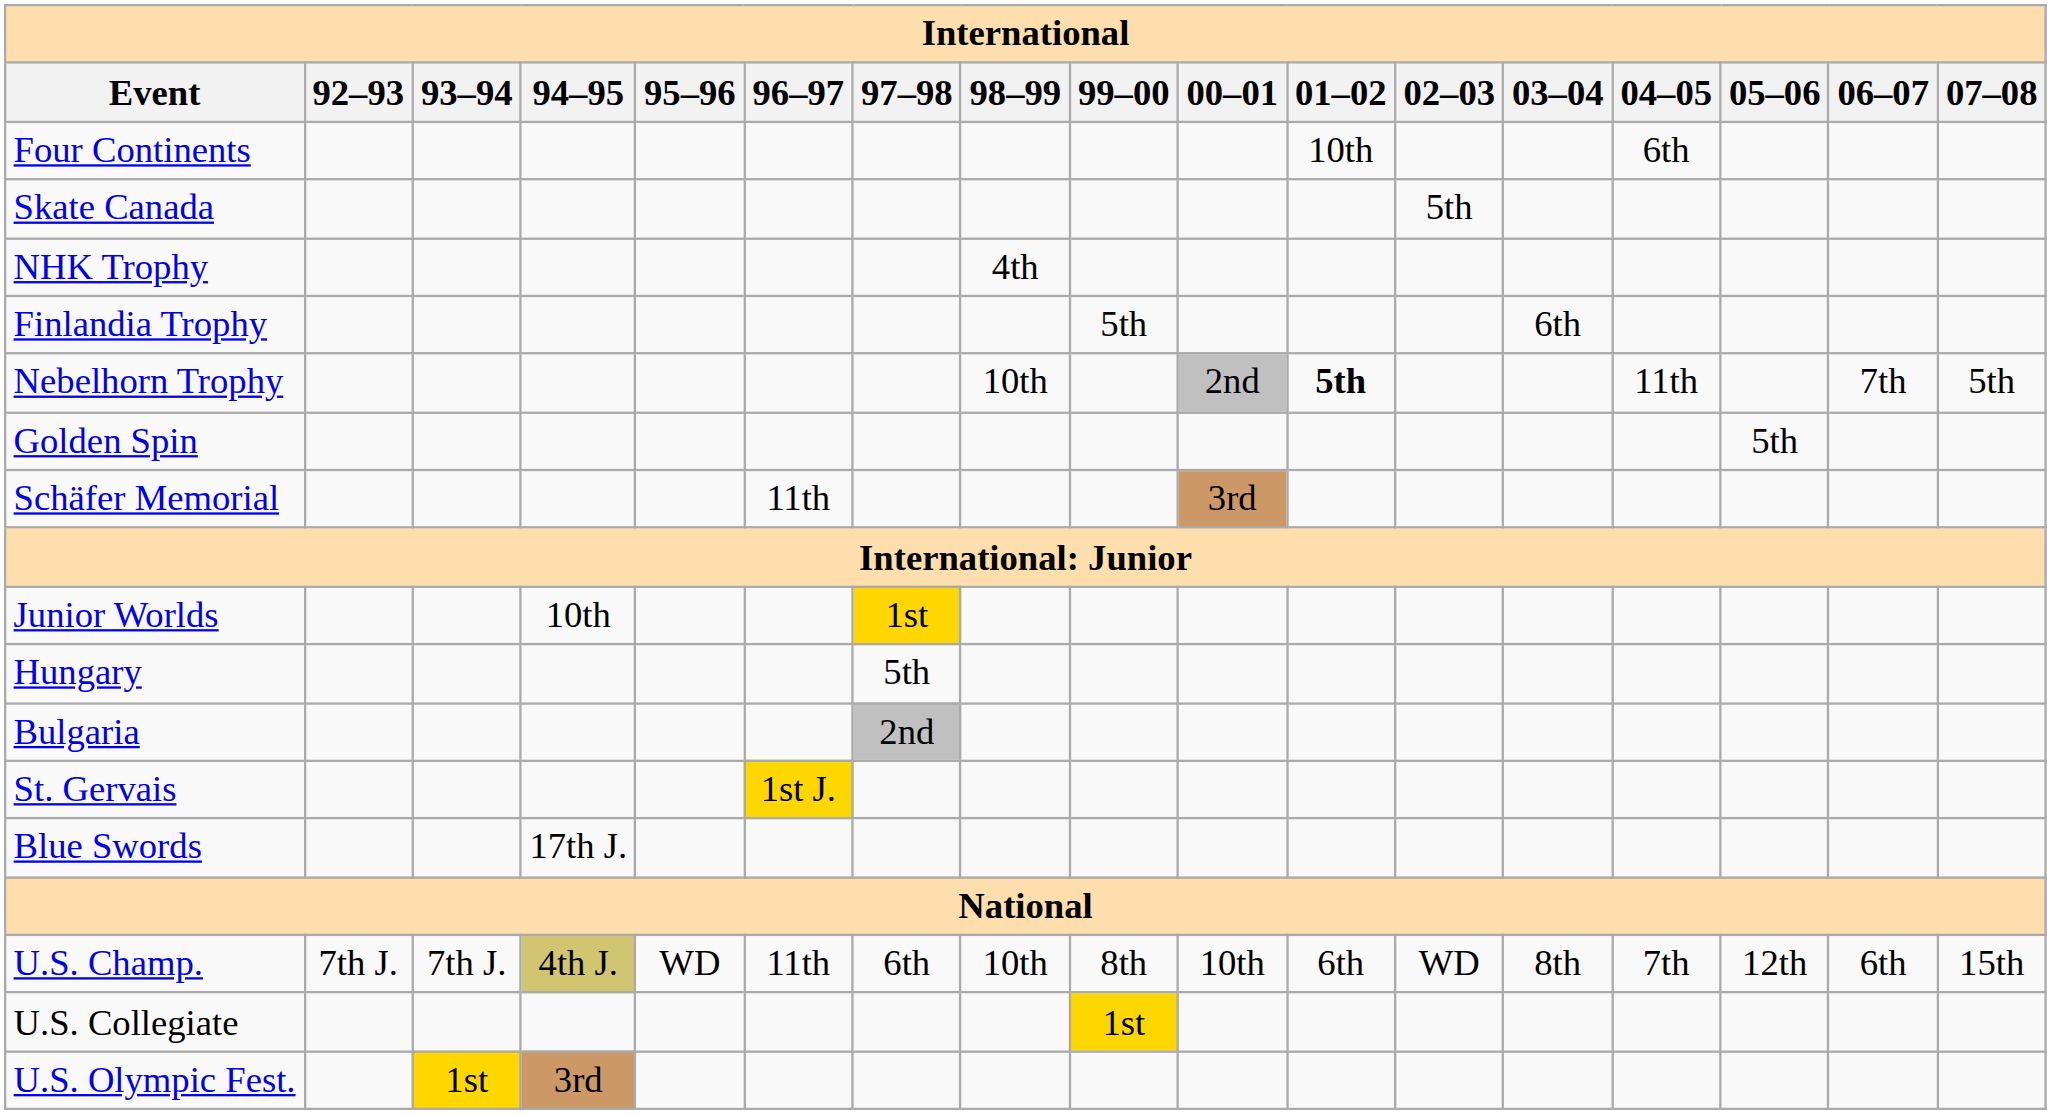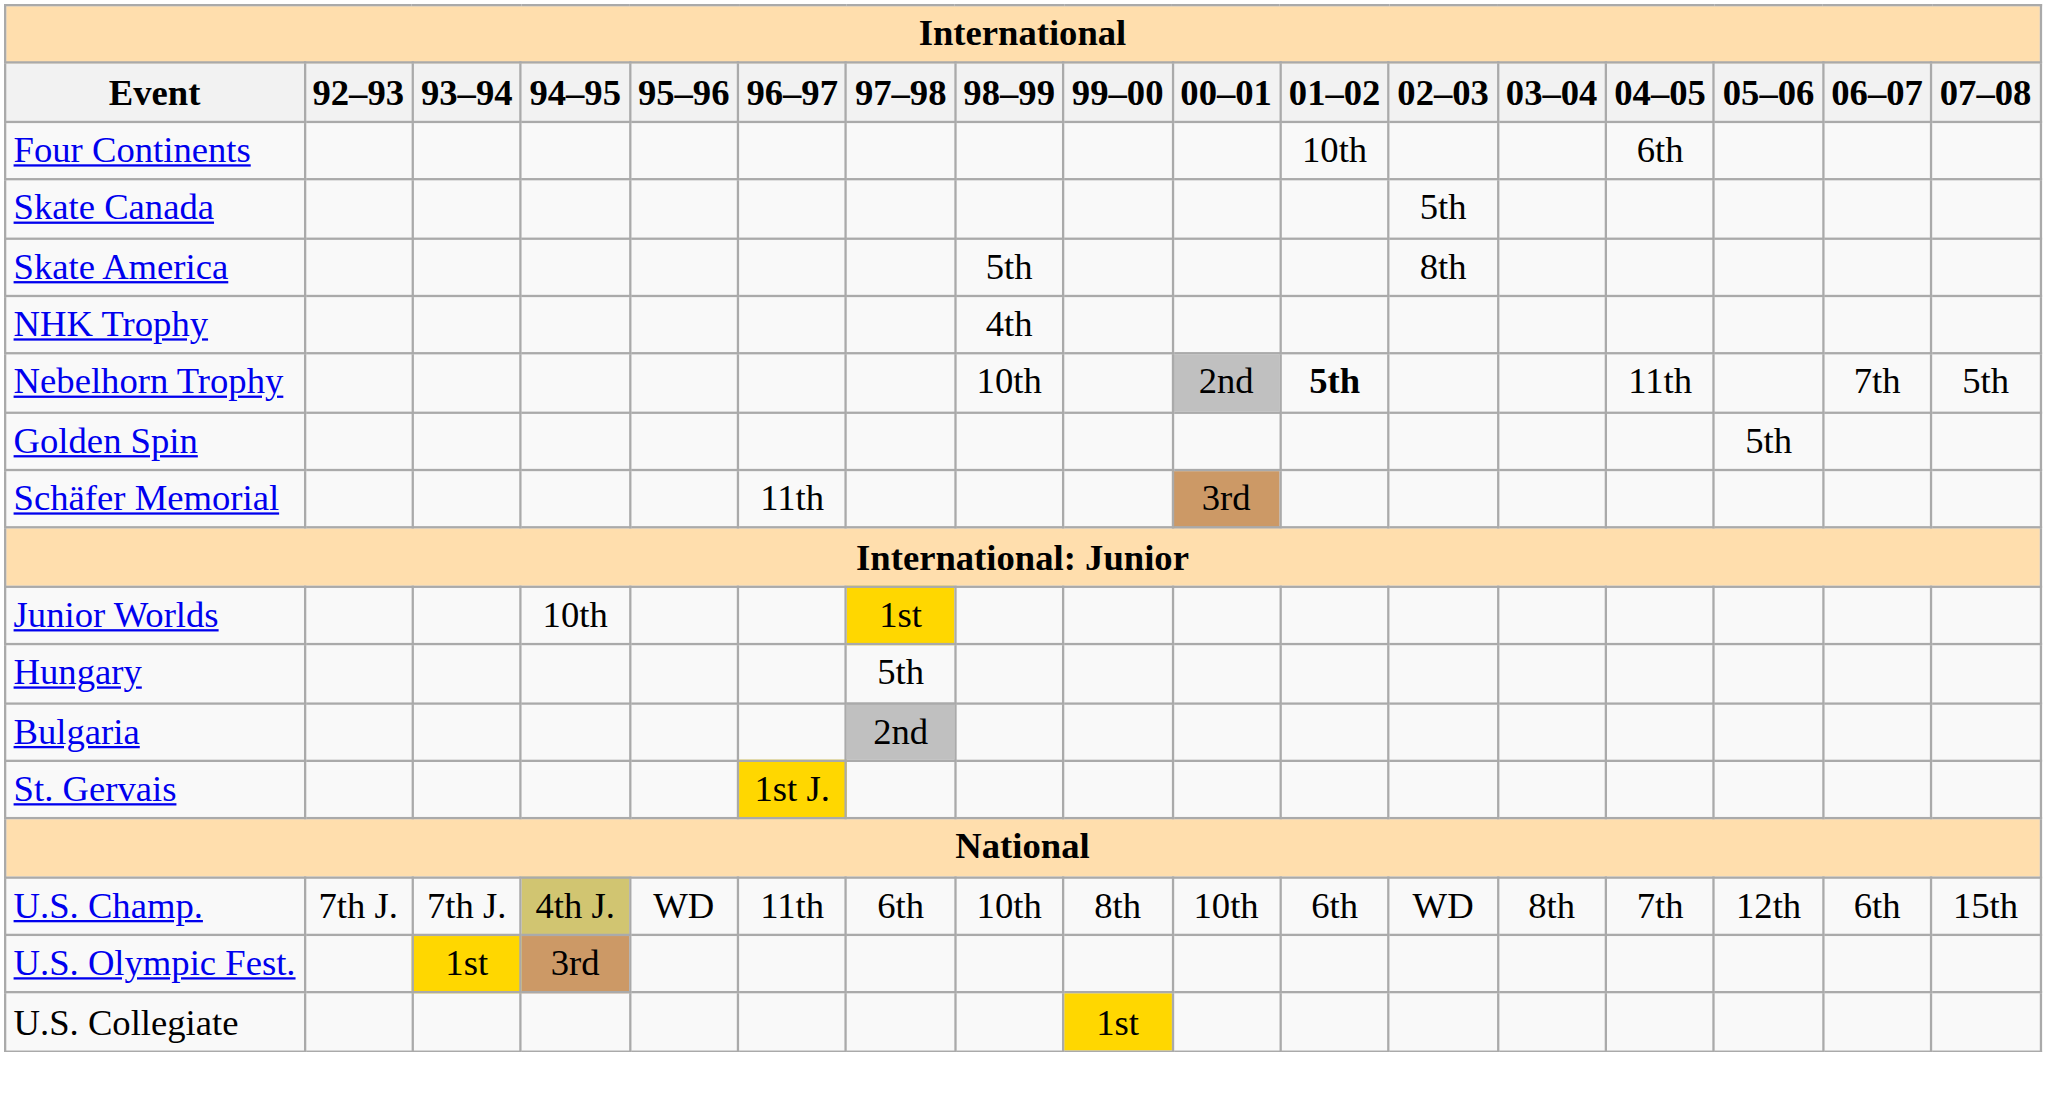+ row: (121, 265)
- row: (140, 324)
- row: (108, 847)
rows swapped: (126, 1021) <-> (155, 1079)
